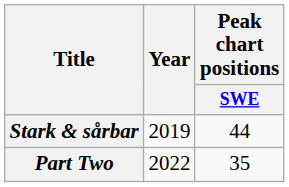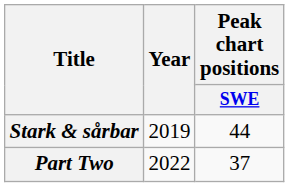(240, 164) 35 -> (240, 164) 37
